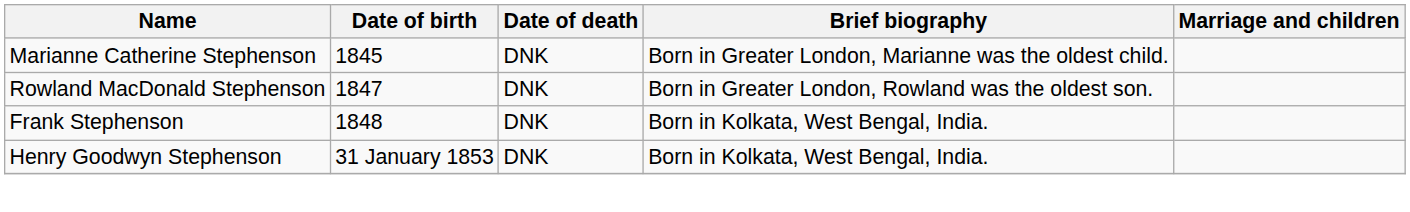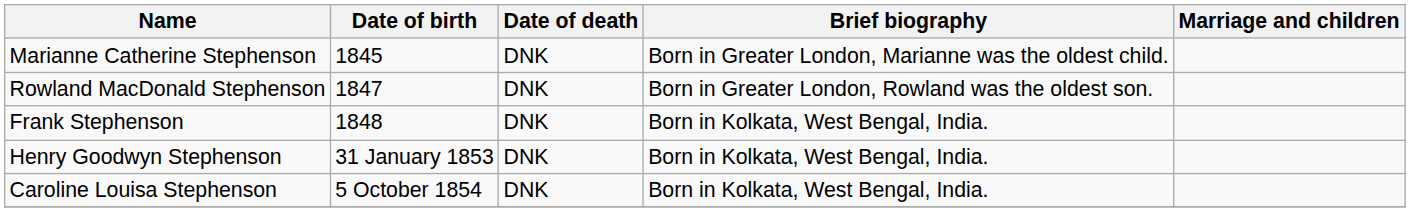+ row: (143, 190)
